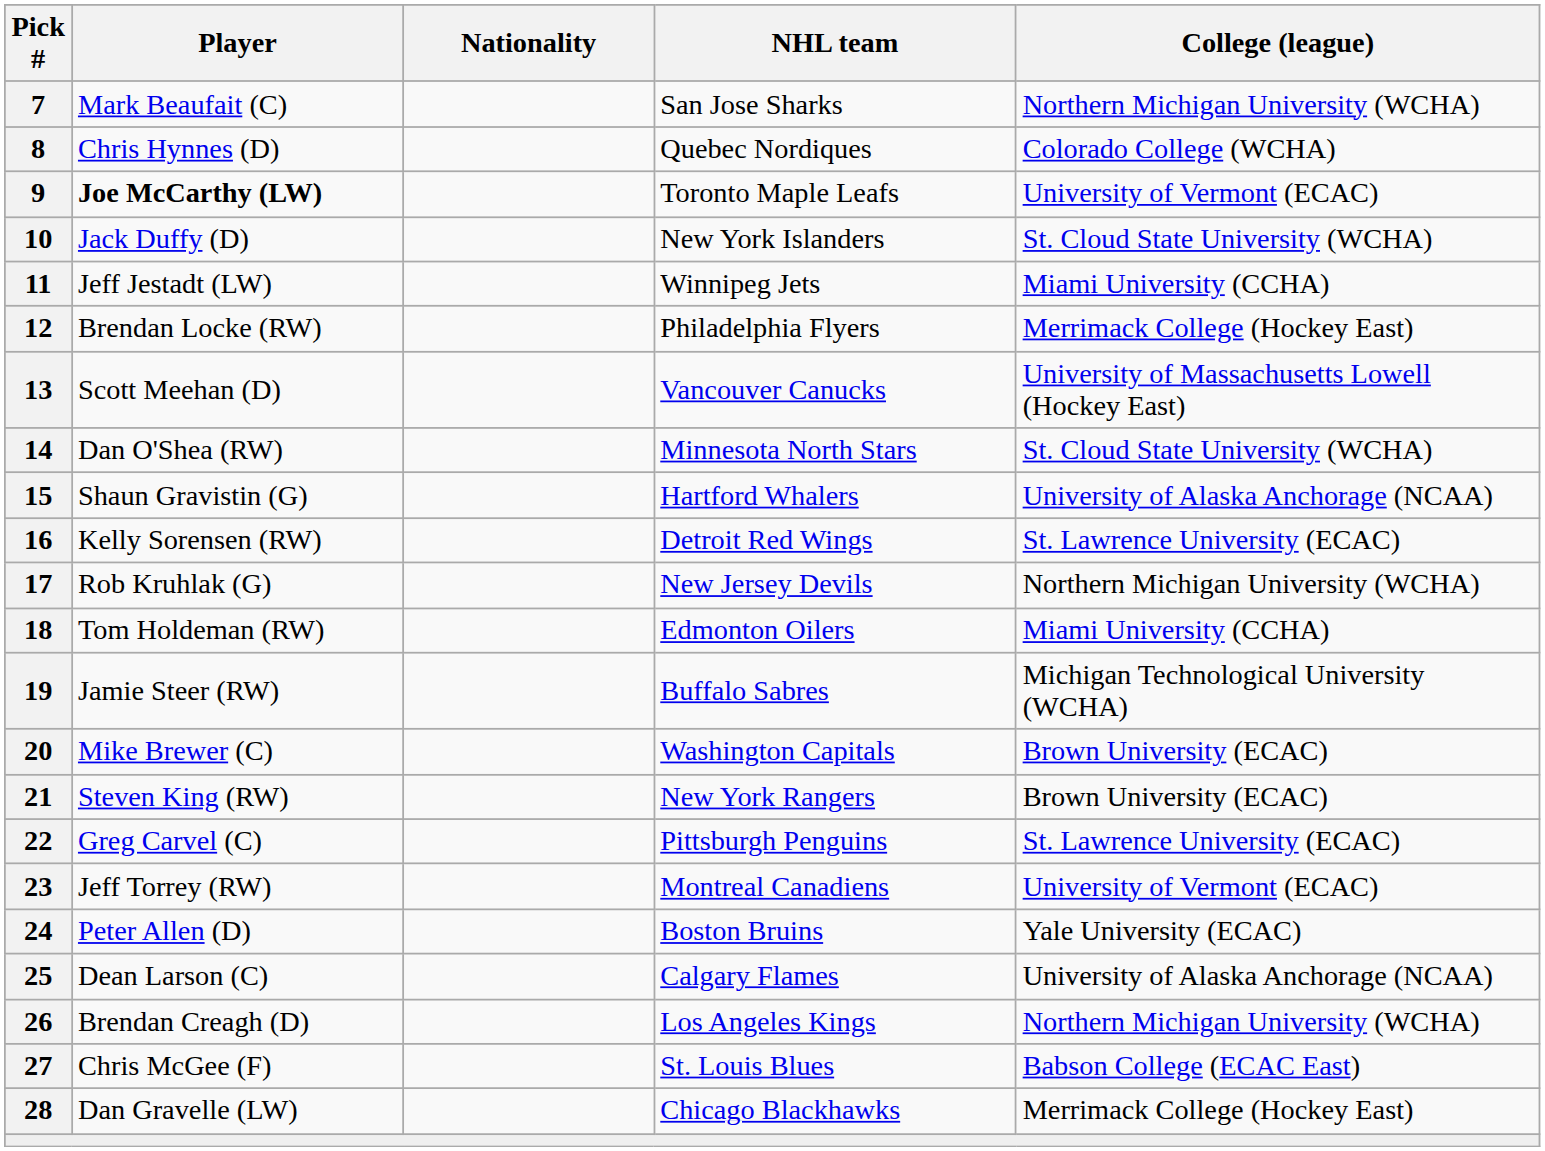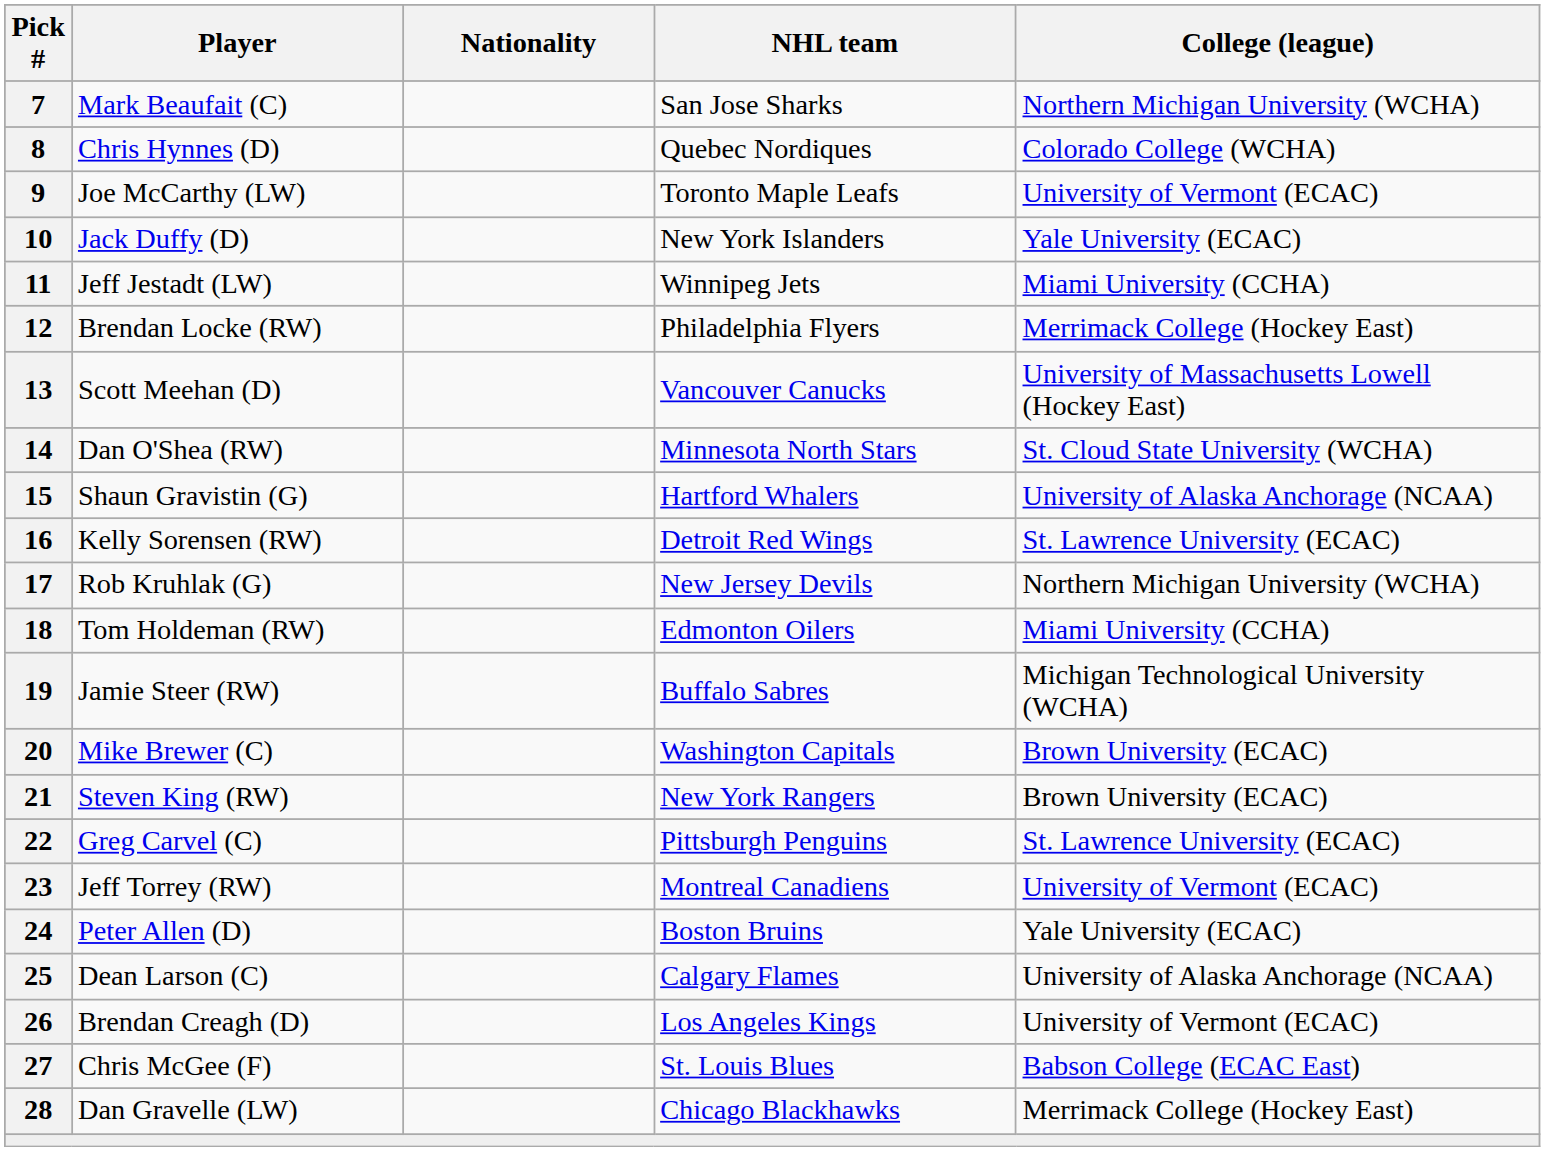(200, 193) bold -> (192, 193) normal
(1228, 238) St. Cloud State University (WCHA) -> (1162, 238) Yale University (ECAC)
(1251, 1020) Northern Michigan University (WCHA) -> (1200, 1020) University of Vermont (ECAC)
